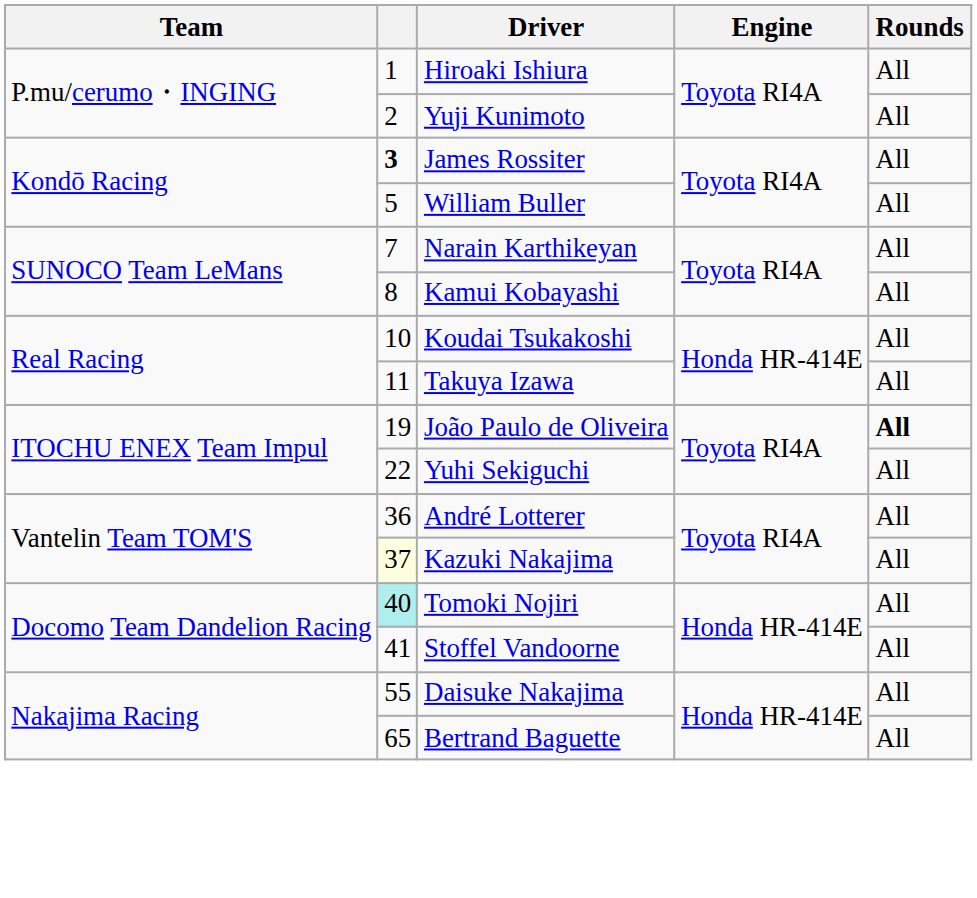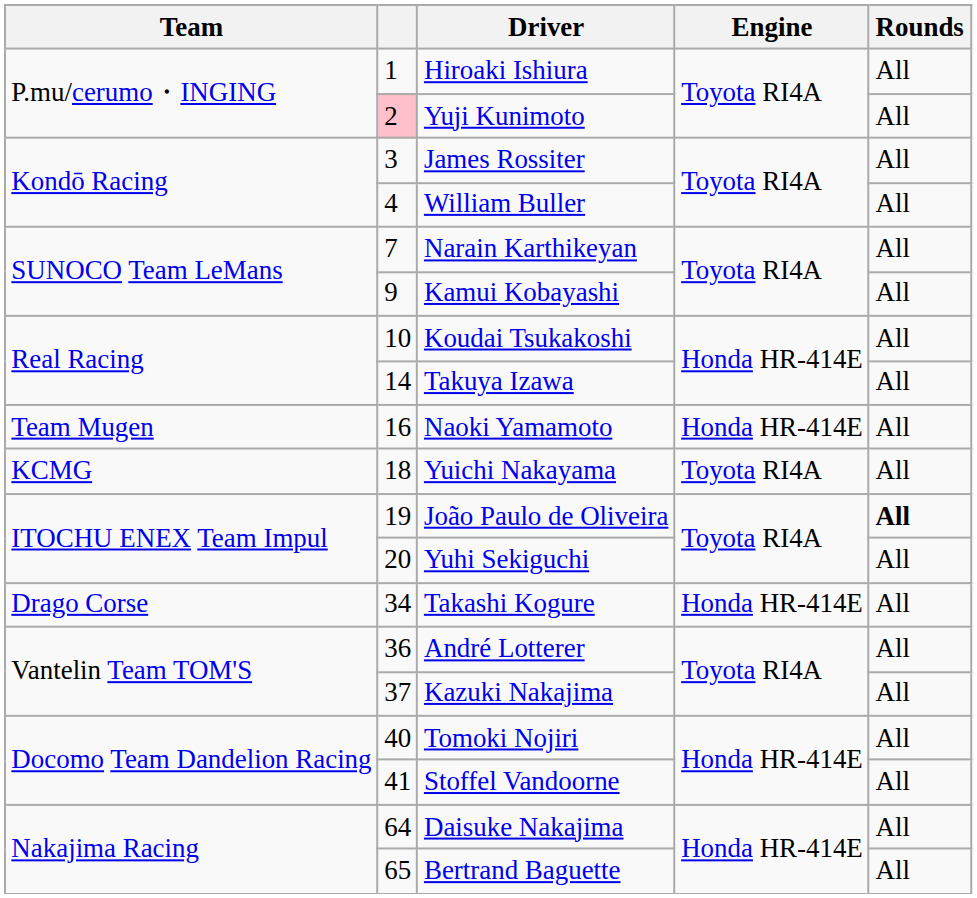(391, 115) no background -> (391, 115) pink background
(391, 159) bold -> (391, 159) normal
(391, 204) 5 -> (391, 204) 4
(391, 292) 8 -> (391, 292) 9
(397, 381) 11 -> (398, 381) 14
+ row: (518, 426)
+ row: (520, 470)
(398, 470) 22 -> (398, 559) 20
+ row: (509, 603)
(398, 559) lightyellow background -> (398, 692) no background
(398, 603) paleturquoise background -> (398, 737) no background
(398, 692) 55 -> (398, 825) 64
